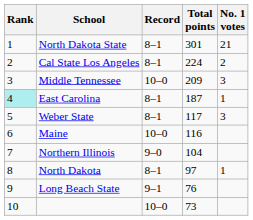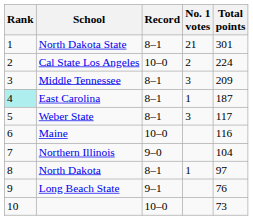columns swapped: (233, 19) <-> (200, 19)
(153, 62) 8–1 -> (156, 62) 10–0
(156, 80) 10–0 -> (153, 80) 8–1
